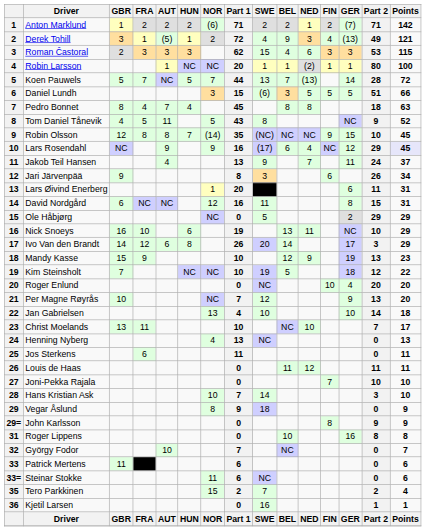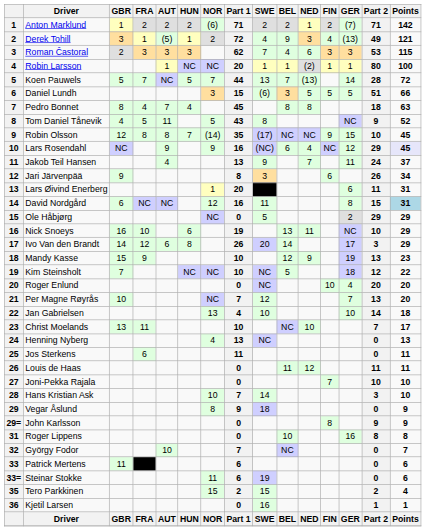(265, 52) 15 -> (265, 52) 7
(265, 134) (NC) -> (265, 134) (17)
(265, 148) (17) -> (265, 148) (NC)
(405, 203) no background -> (405, 203) lightblue background
(265, 271) 19 -> (265, 271) NC
(350, 299) 9 -> (350, 299) 7
(265, 477) NC -> (265, 477) 19
(265, 491) 7 -> (265, 491) 15
